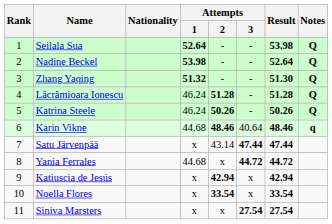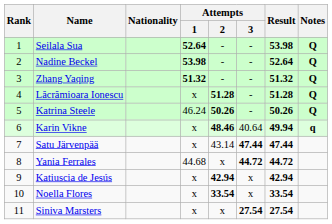(281, 78) 51.30 -> (281, 78) 51.32
(194, 95) 46.24 -> (194, 95) x
(194, 128) 44.68 -> (194, 128) x
(281, 128) 48.46 -> (281, 128) 49.94
